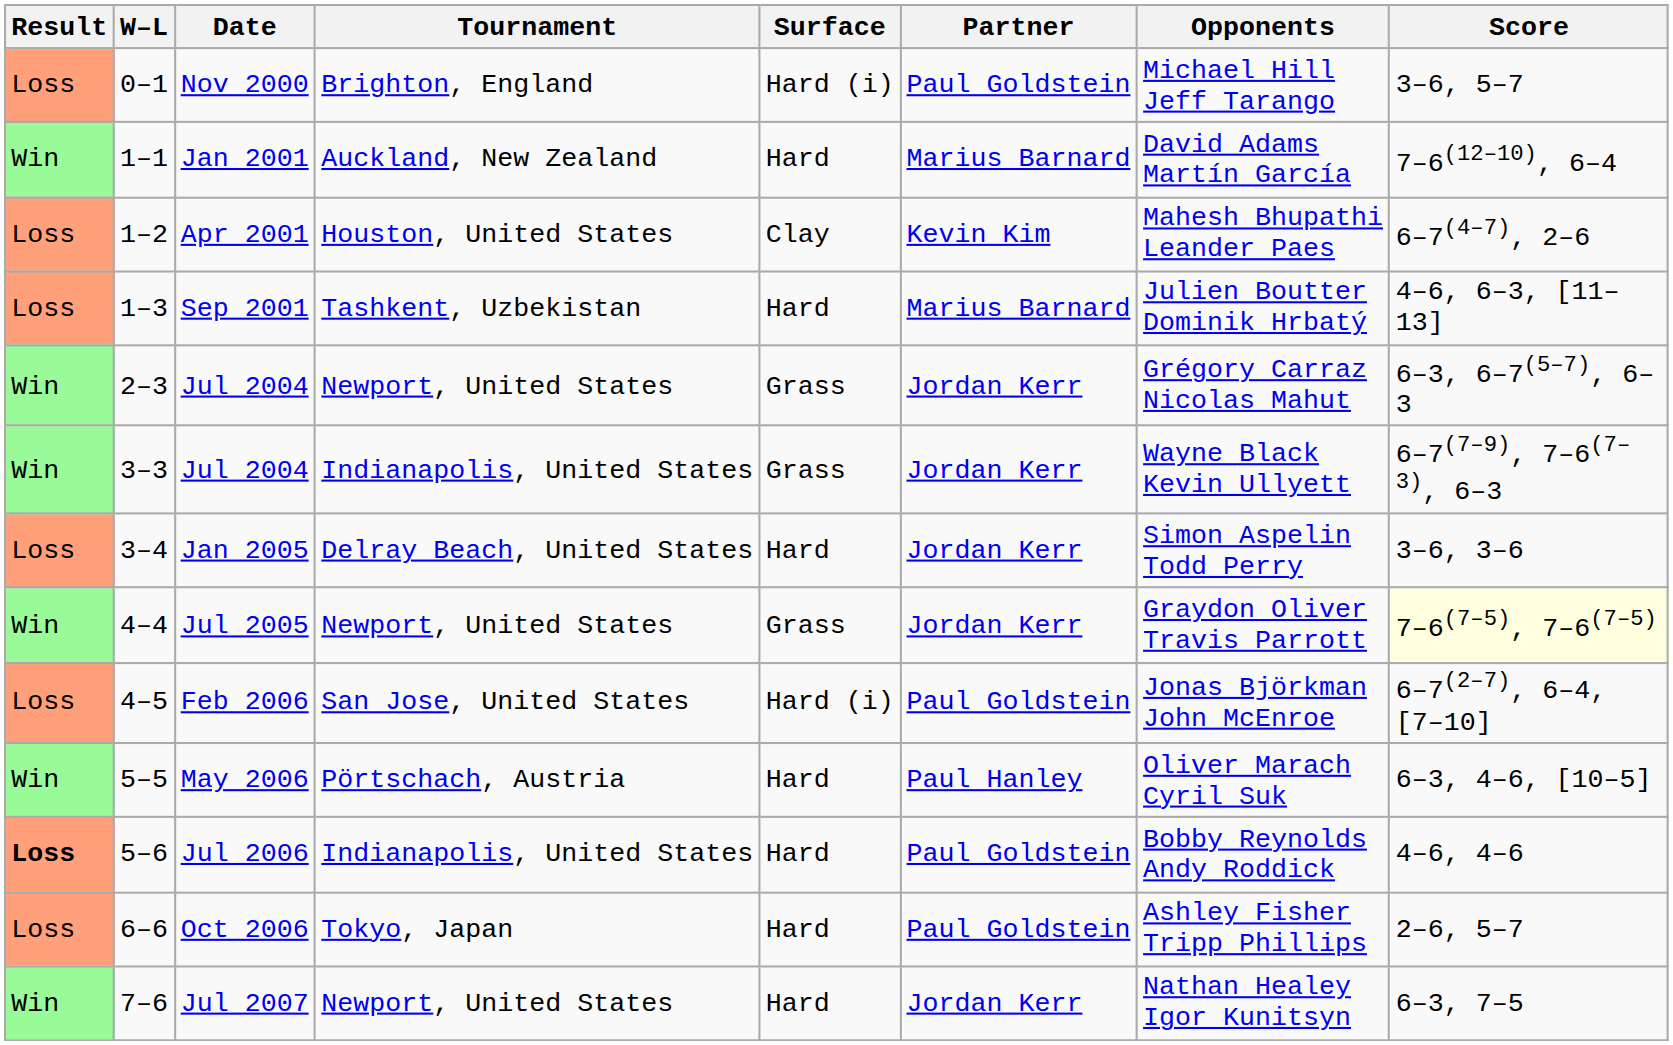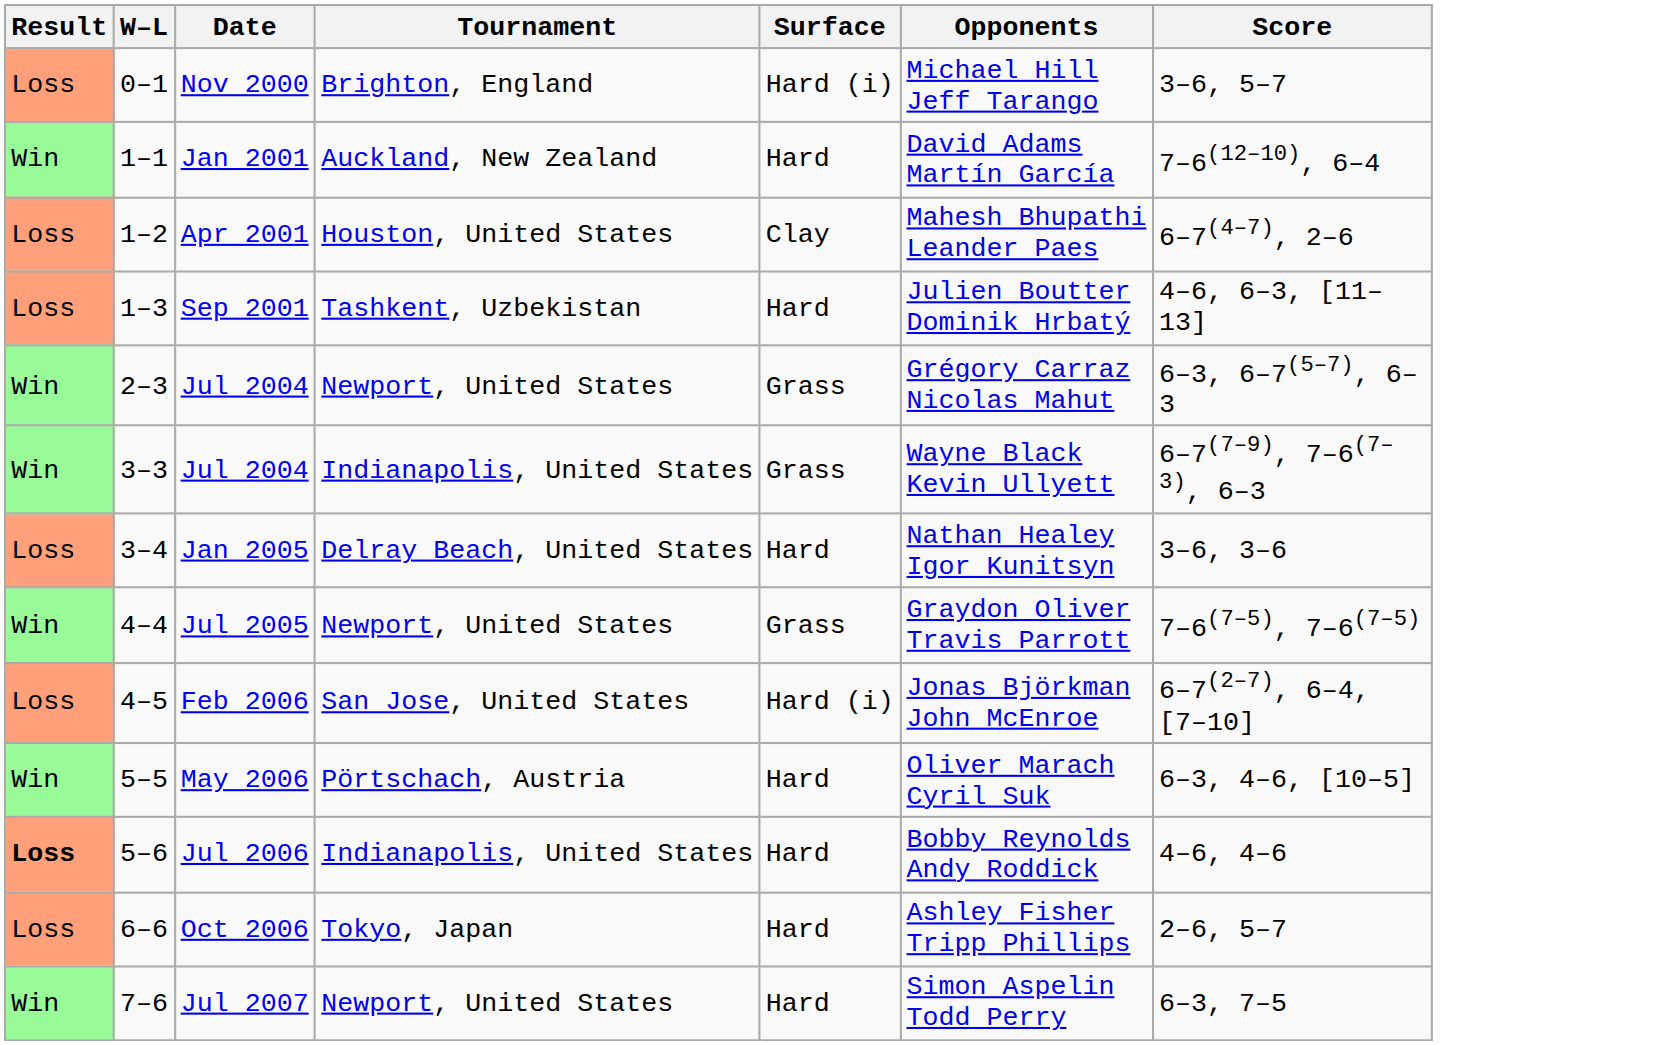- column: (1018, 27)
(1247, 551) Simon Aspelin Todd Perry -> (1010, 551) Nathan Healey Igor Kunitsyn
(1526, 625) lightyellow background -> (1290, 625) no background
(1247, 1003) Nathan Healey Igor Kunitsyn -> (1010, 1003) Simon Aspelin Todd Perry
